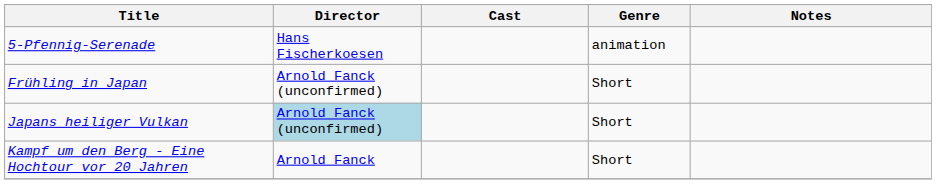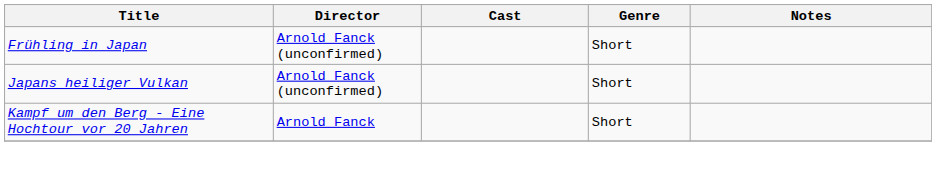- row: (82, 46)
(330, 122) lightblue background -> (330, 84) no background
